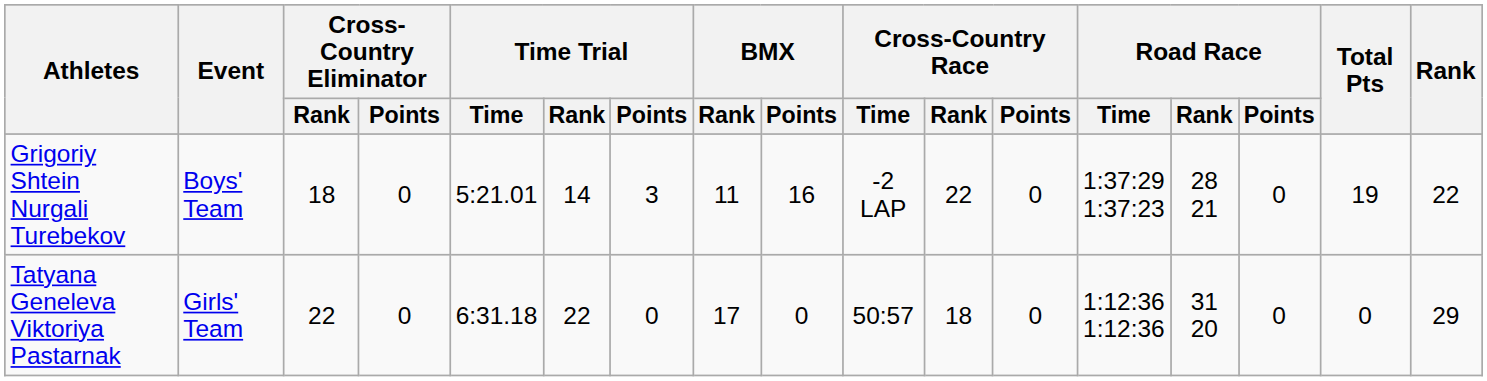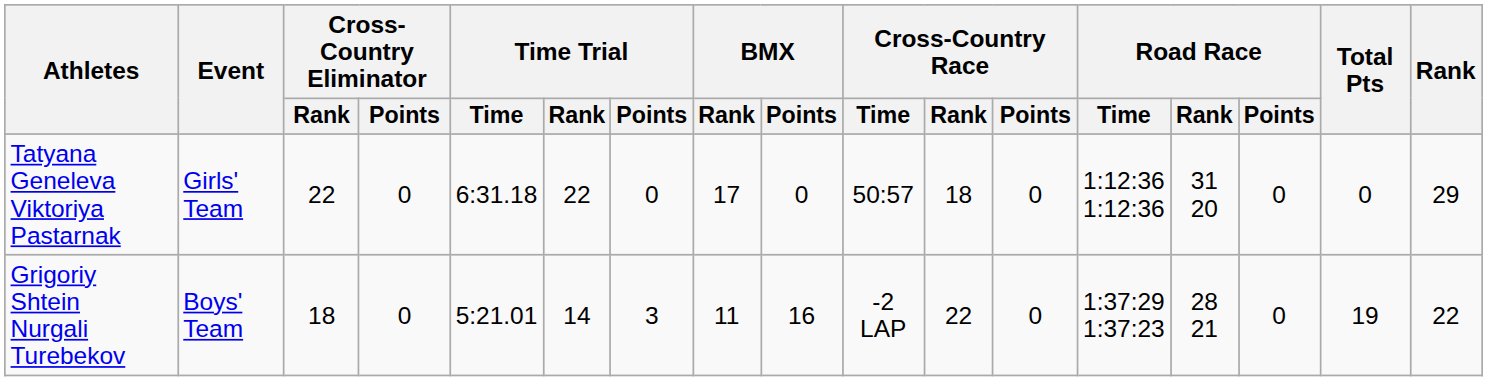rows swapped: (68, 195) <-> (66, 315)
